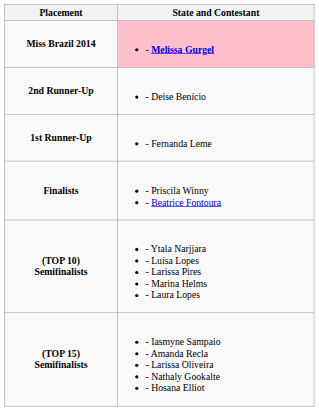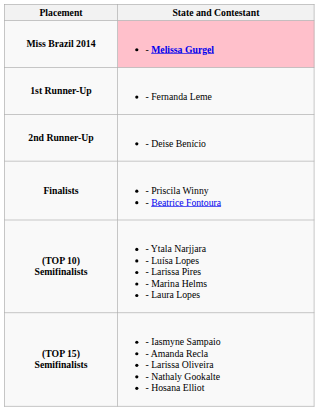rows swapped: (61, 138) <-> (61, 91)
